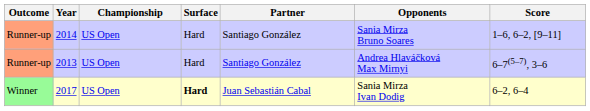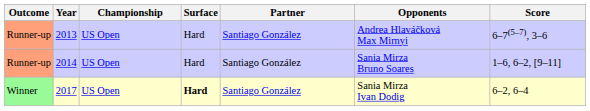rows swapped: (66, 63) <-> (66, 35)
(267, 91) Juan Sebastián Cabal -> (262, 91) Santiago González
